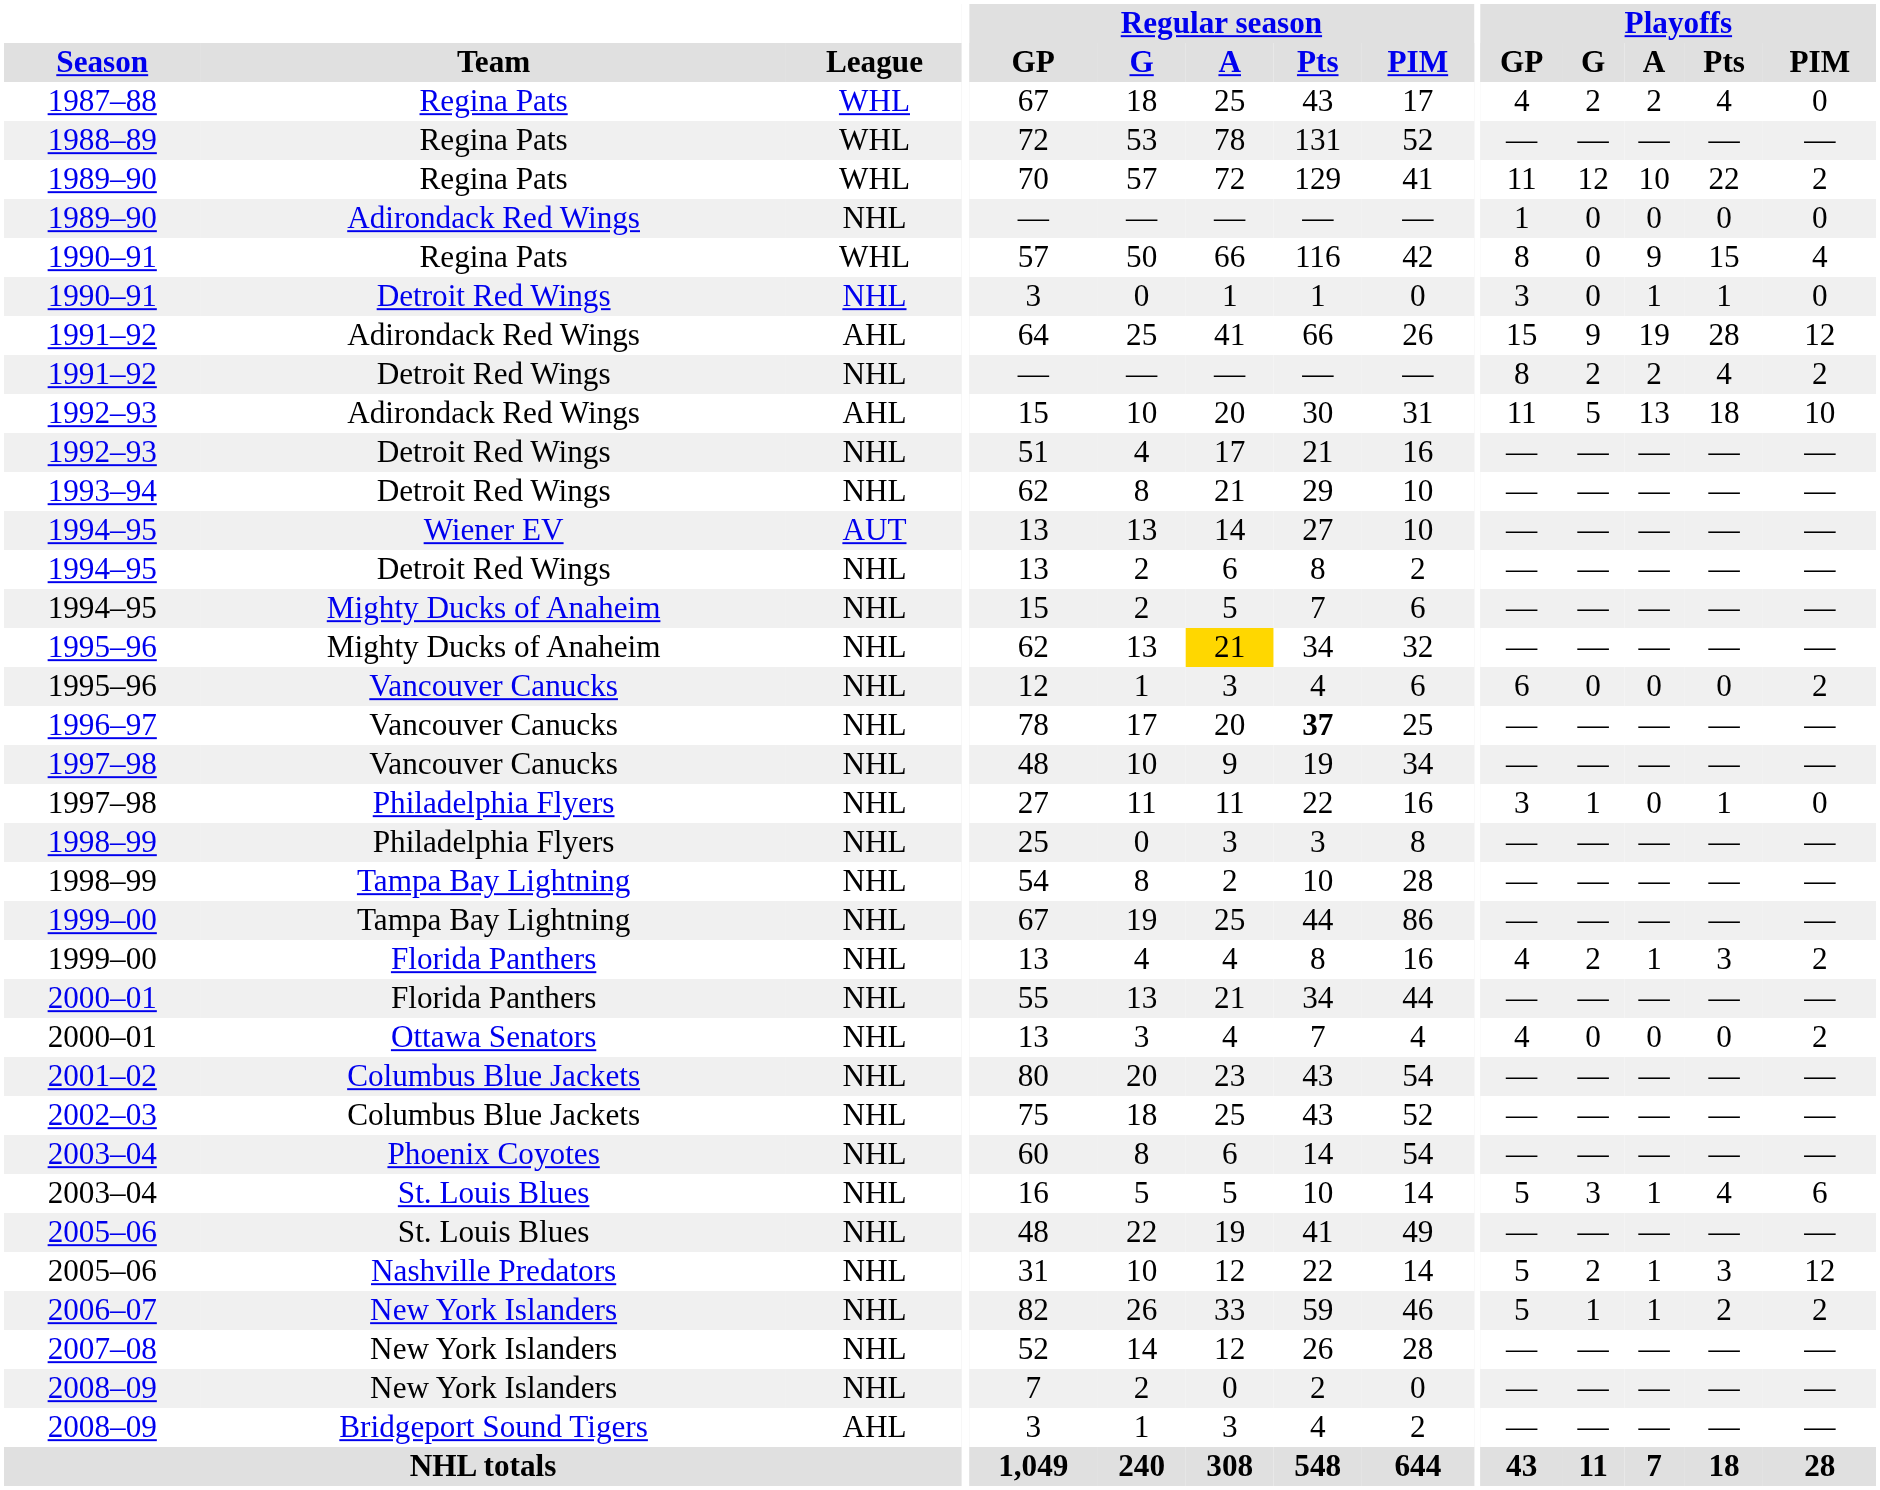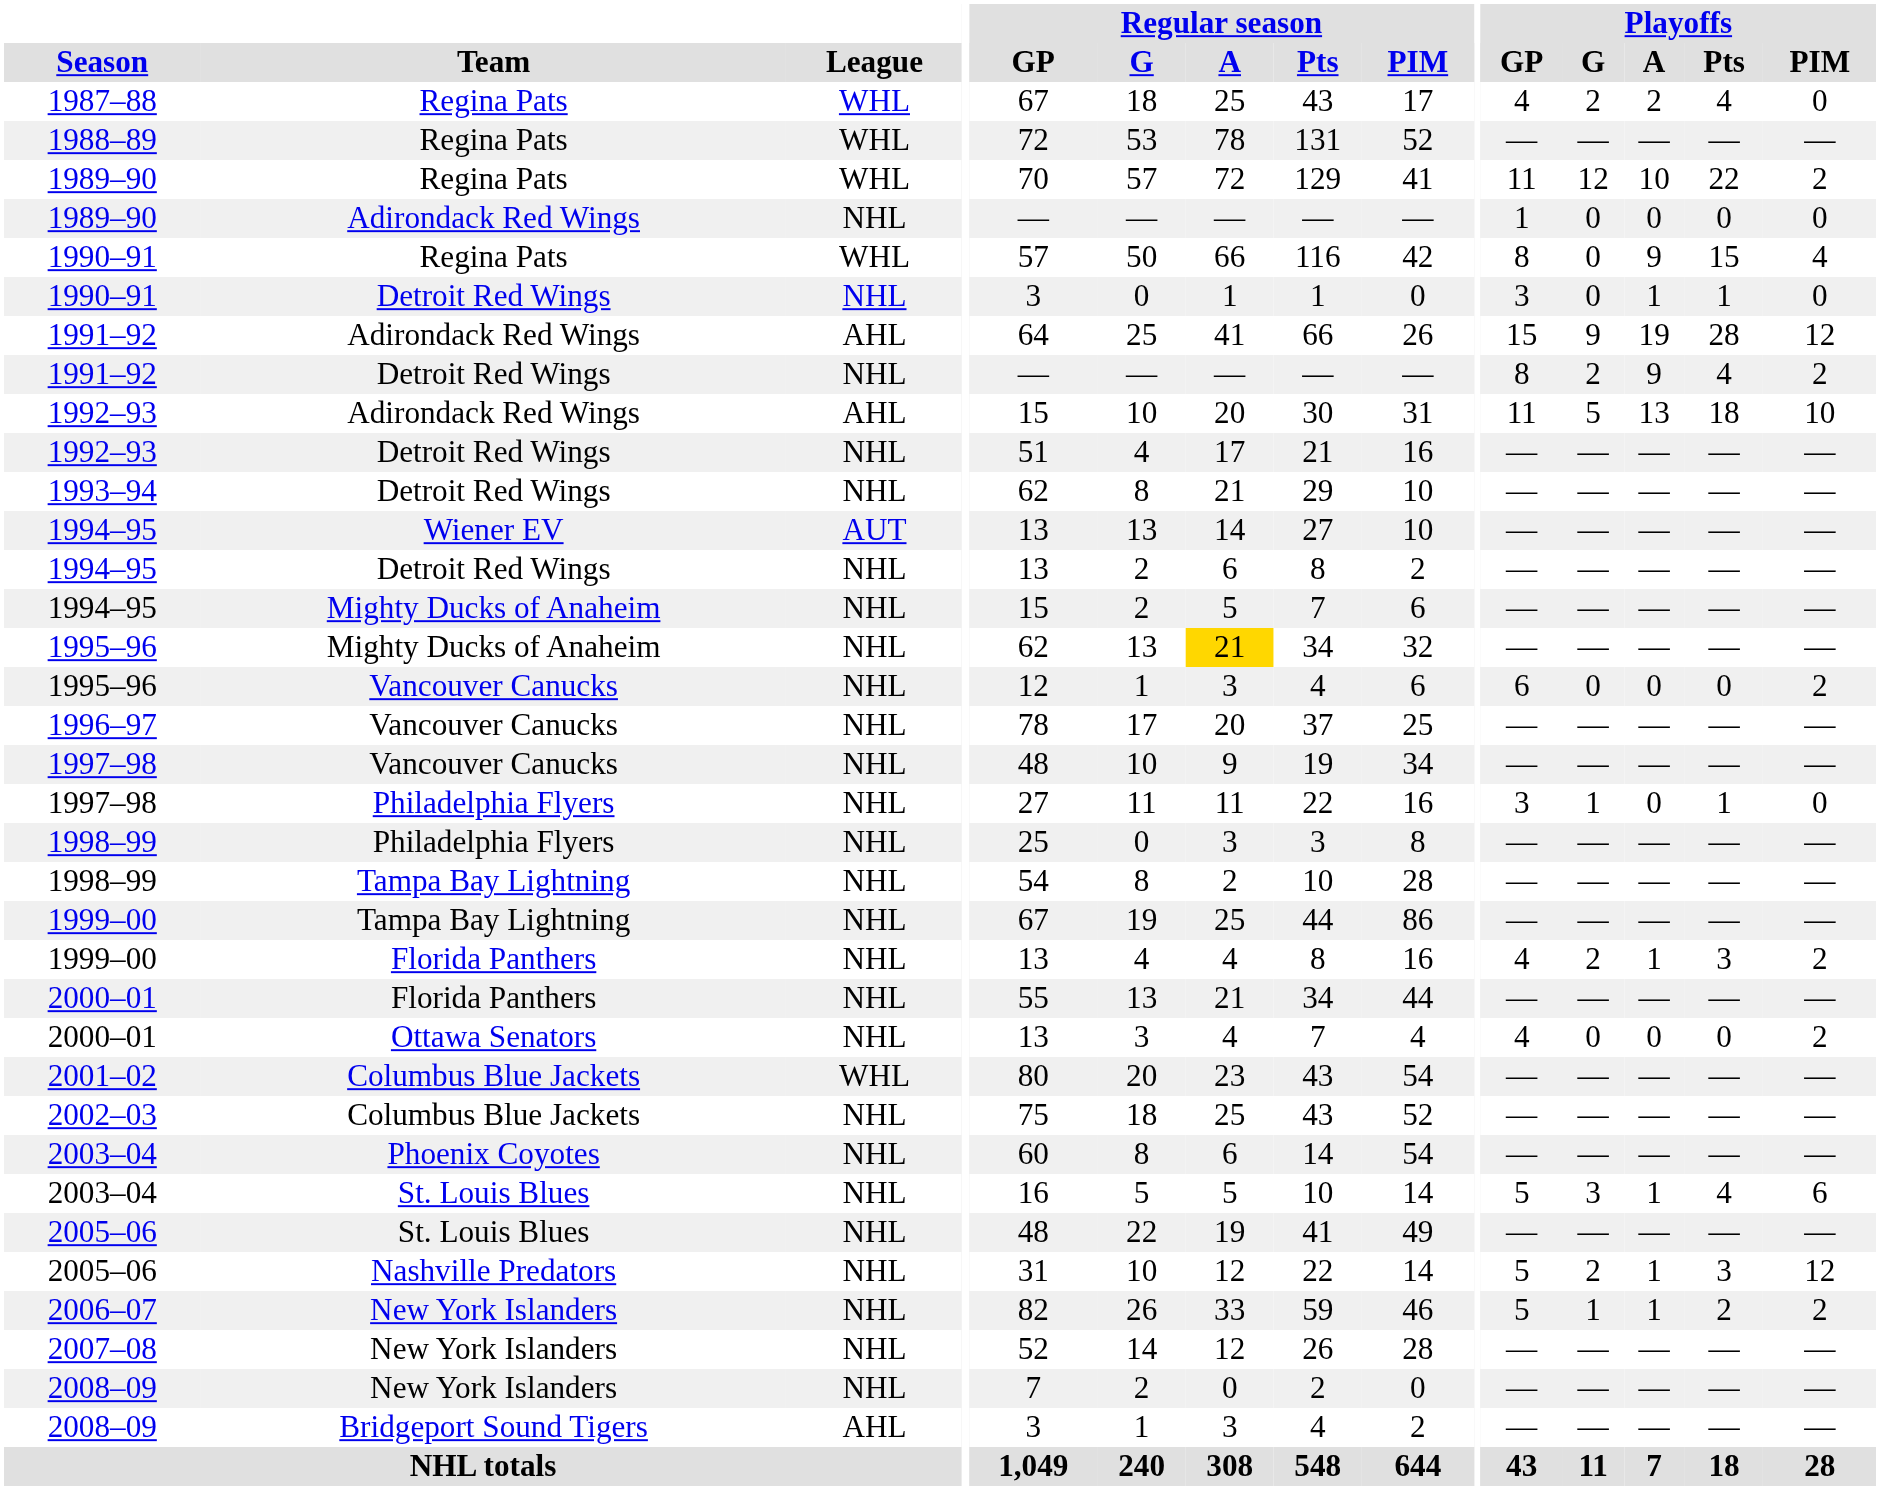(1654, 374) 2 -> (1654, 374) 9
(1318, 725) bold -> (1318, 725) normal
(874, 1076) NHL -> (874, 1076) WHL
